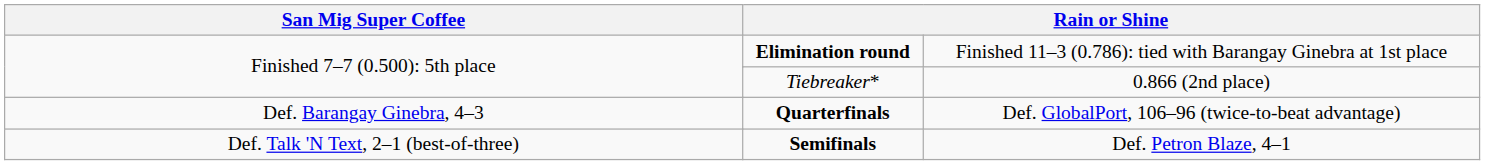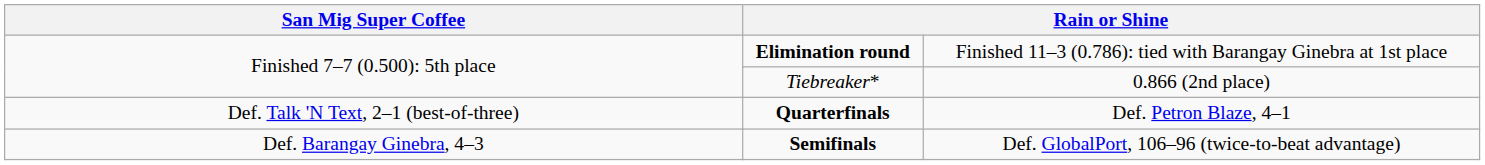(373, 112) Def. Barangay Ginebra, 4–3 -> (373, 112) Def. Talk 'N Text, 2–1 (best-of-three)
(1201, 112) Def. GlobalPort, 106–96 (twice-to-beat advantage) -> (1202, 112) Def. Petron Blaze, 4–1
(373, 143) Def. Talk 'N Text, 2–1 (best-of-three) -> (373, 143) Def. Barangay Ginebra, 4–3
(1202, 143) Def. Petron Blaze, 4–1 -> (1201, 143) Def. GlobalPort, 106–96 (twice-to-beat advantage)
